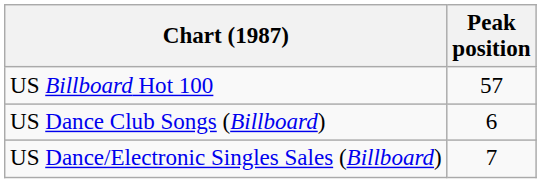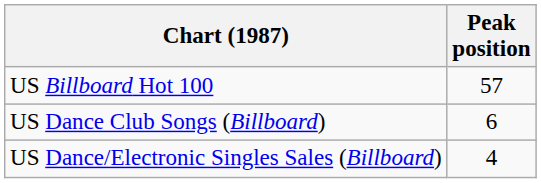(491, 158) 7 -> (491, 158) 4
